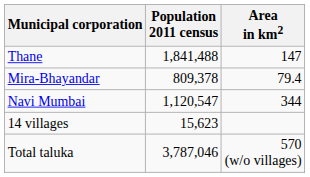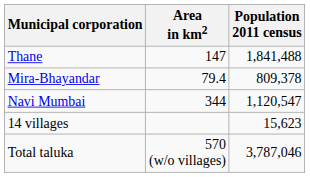columns swapped: (184, 25) <-> (263, 25)
